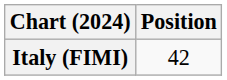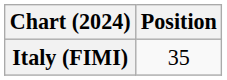(179, 57) 42 -> (179, 57) 35
